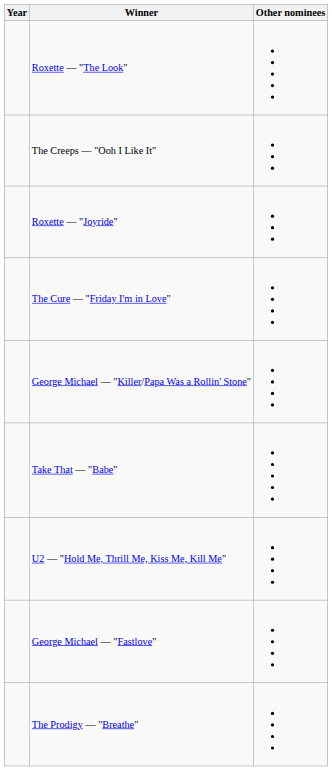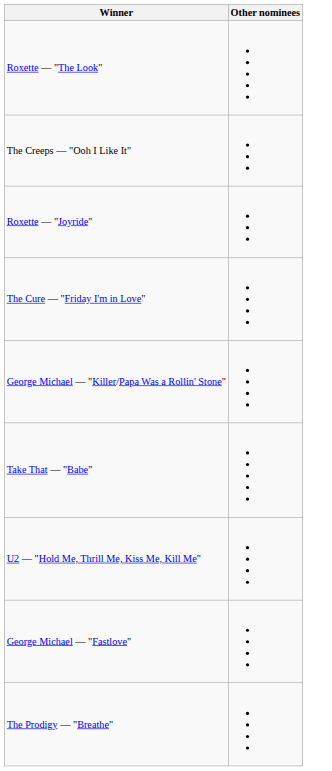- column: (17, 12)
